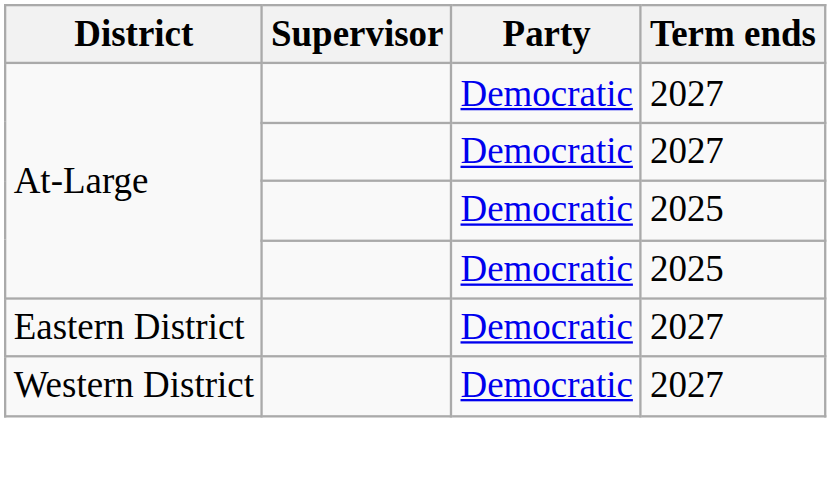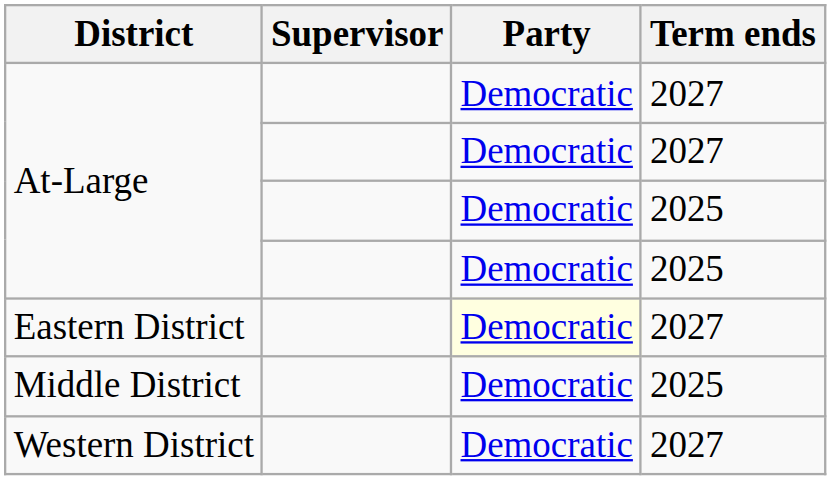(547, 326) no background -> (547, 326) lightyellow background
+ row: (127, 385)
